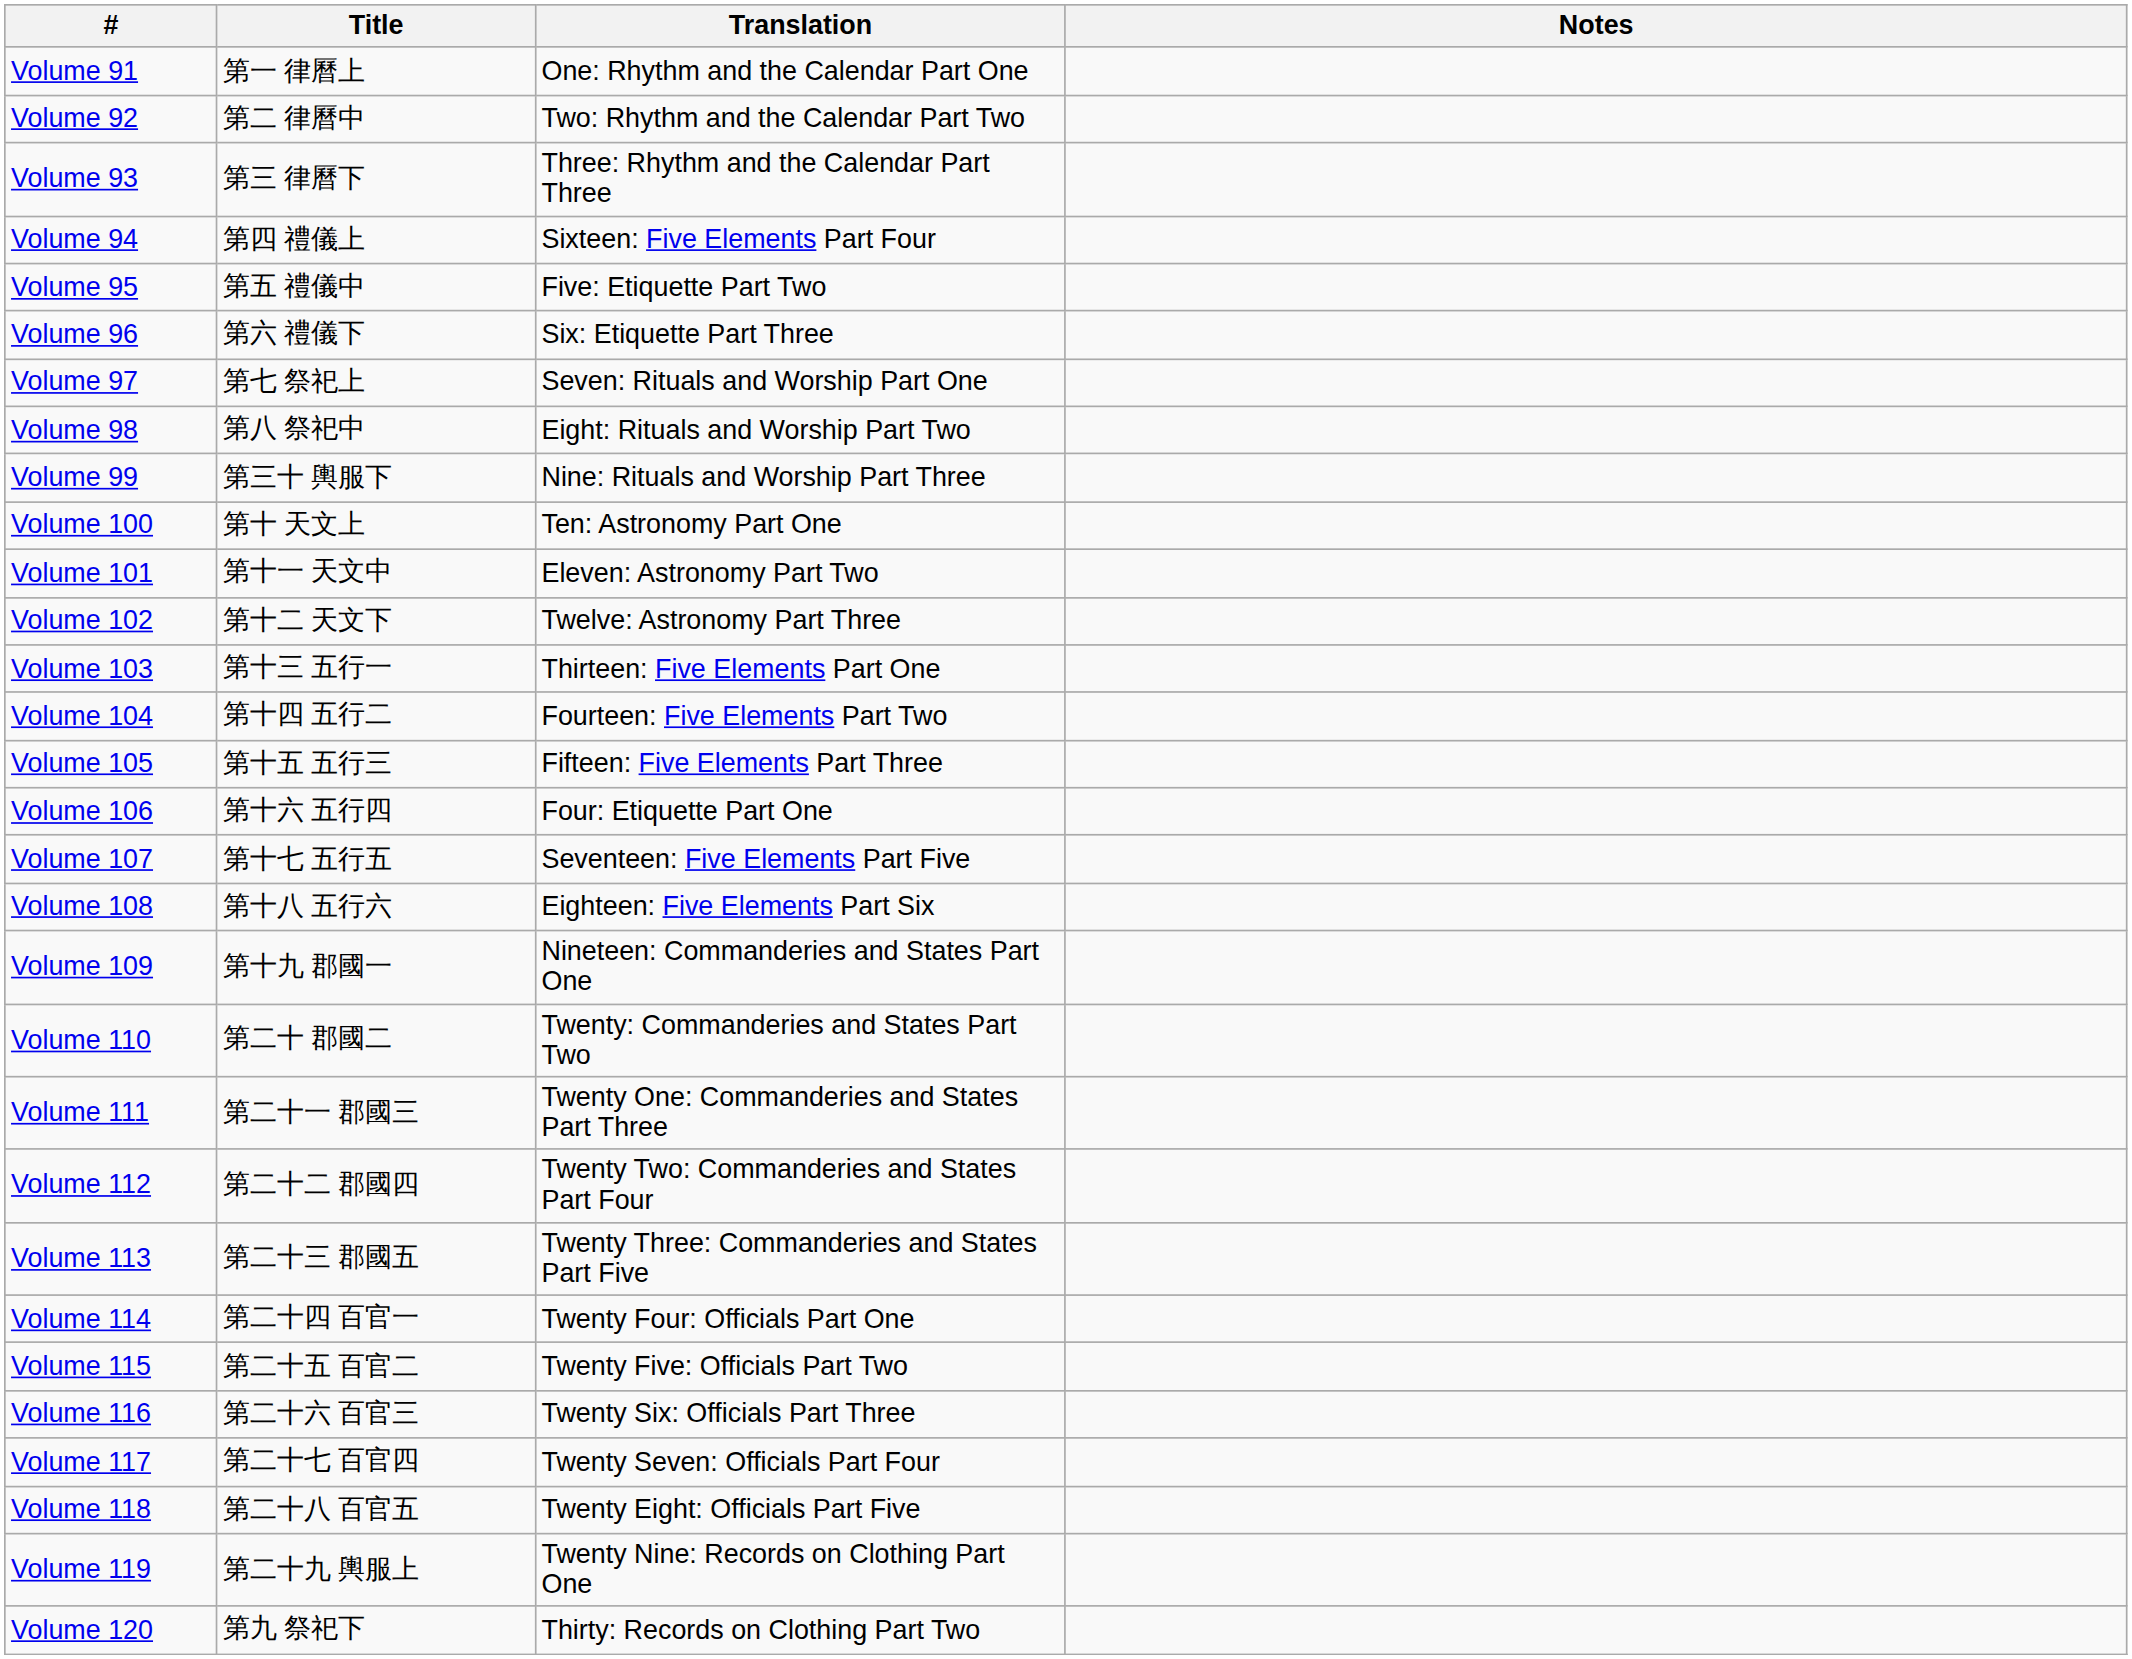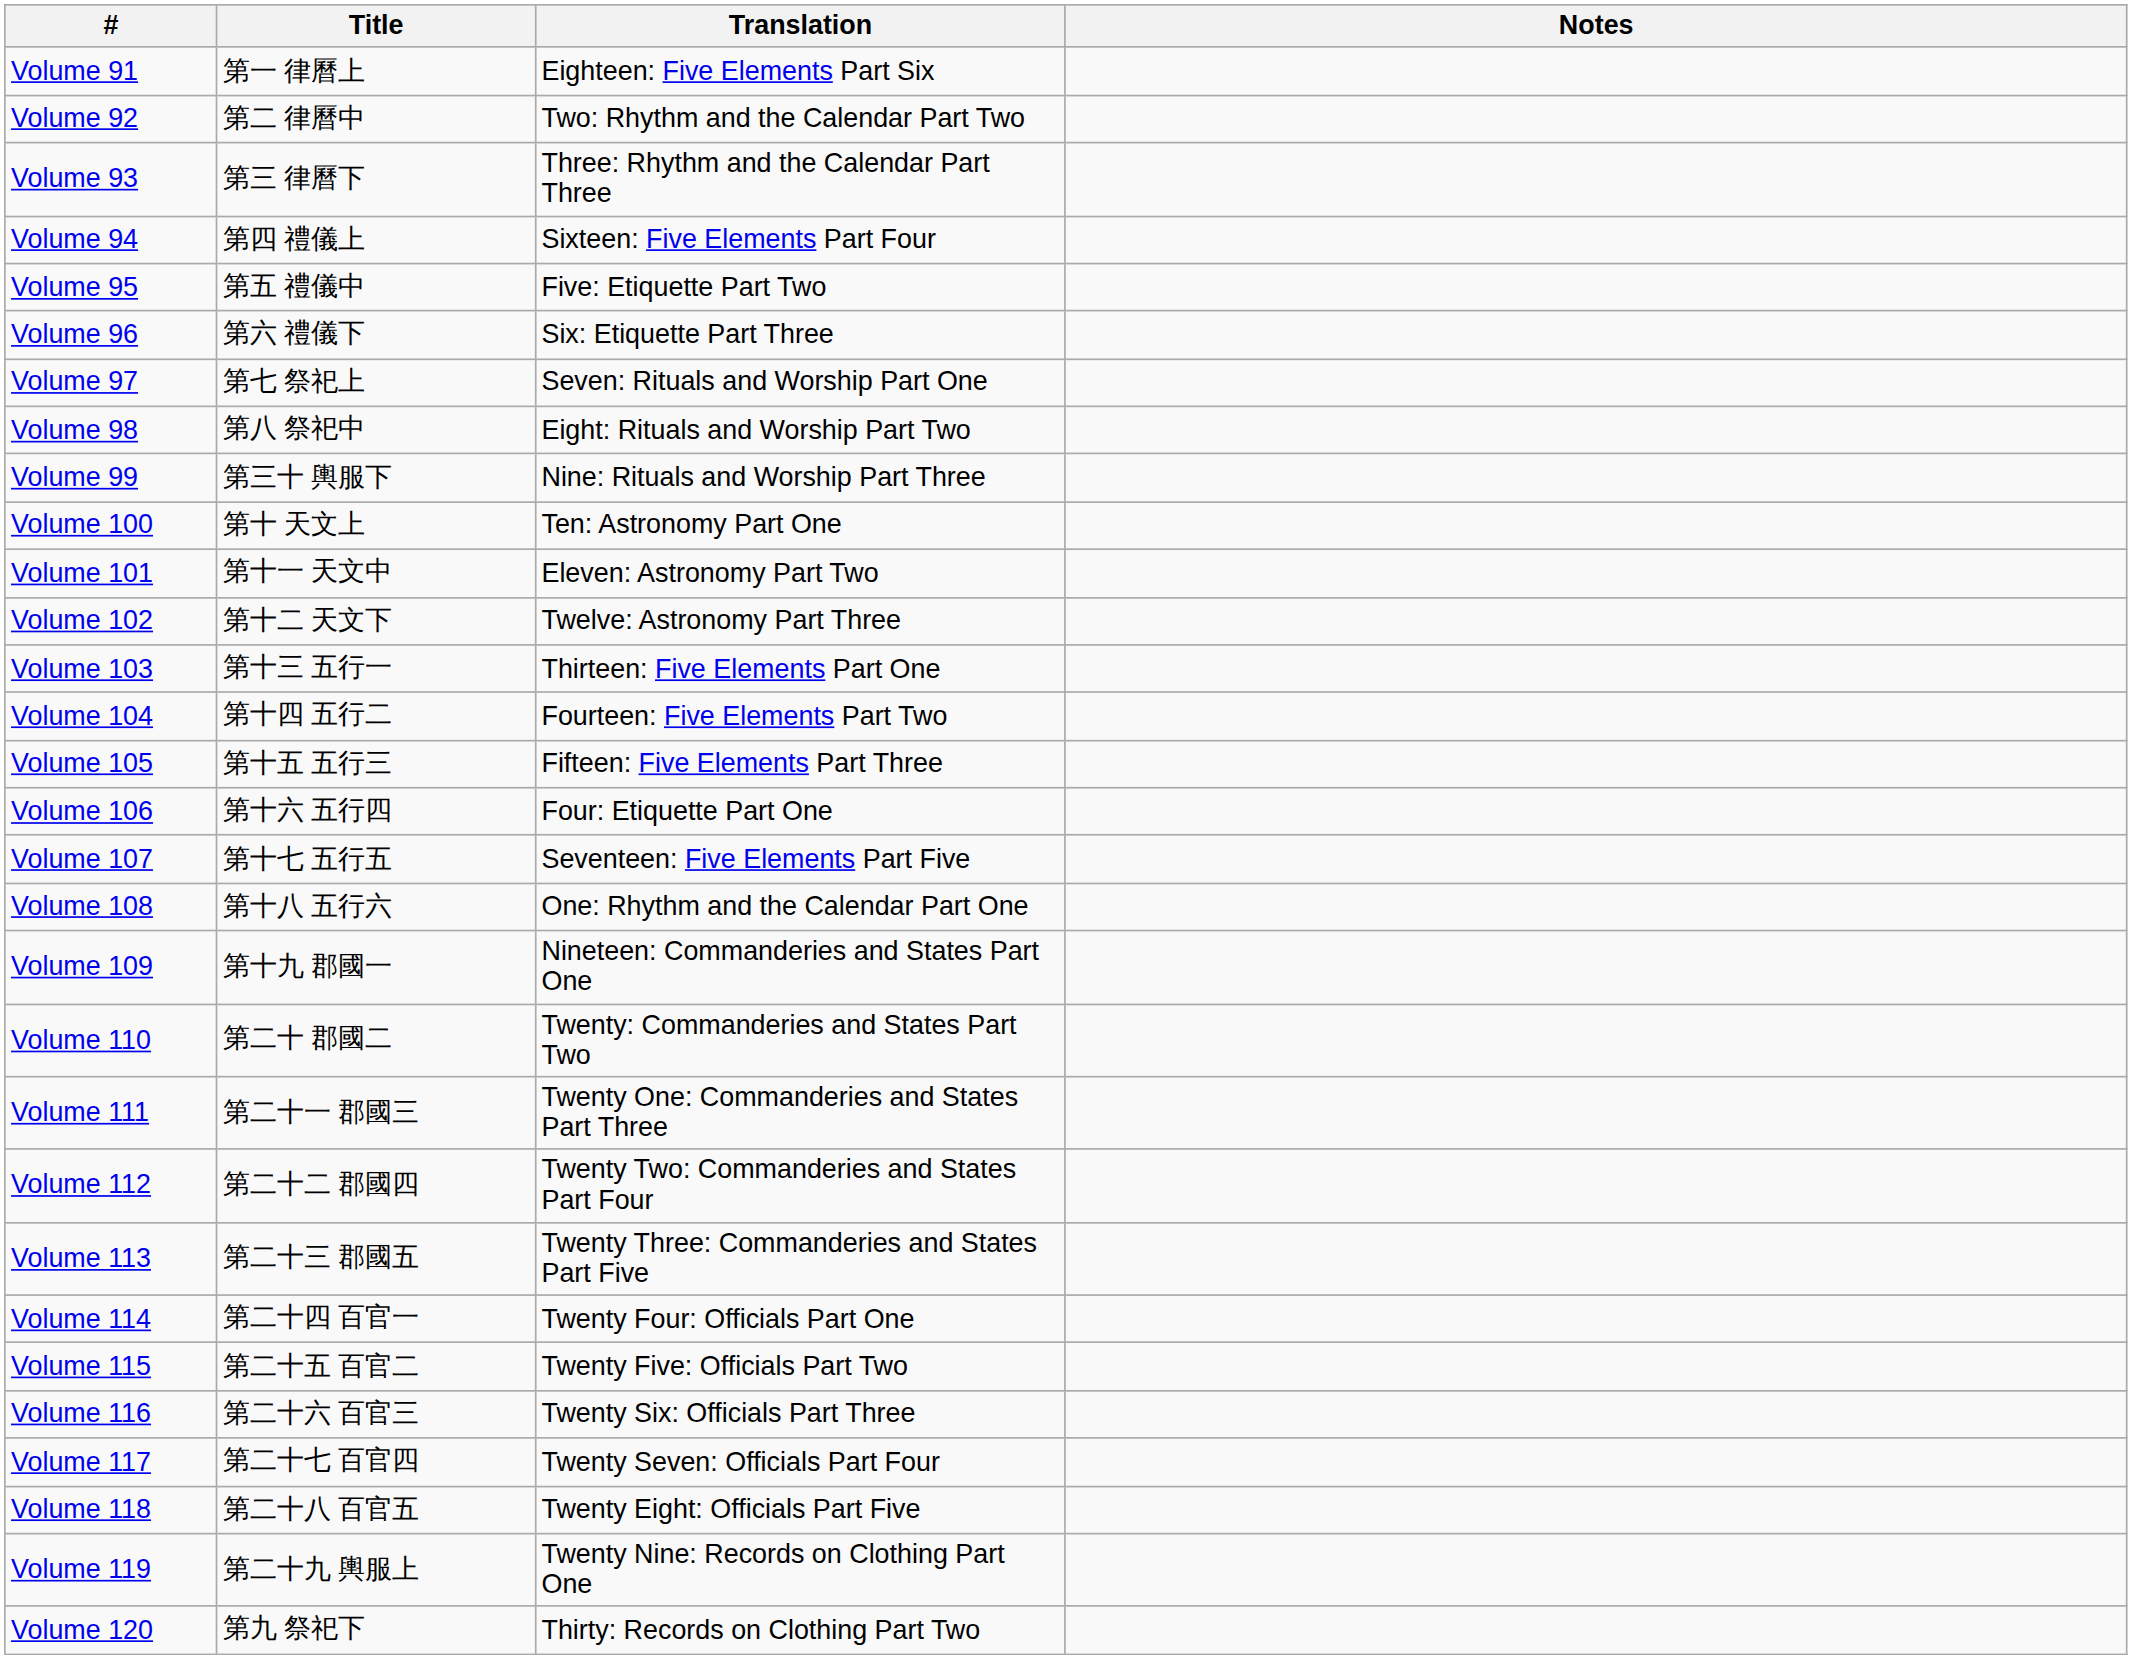(785, 70) One: Rhythm and the Calendar Part One -> (738, 70) Eighteen: Five Elements Part Six
(738, 906) Eighteen: Five Elements Part Six -> (785, 906) One: Rhythm and the Calendar Part One
